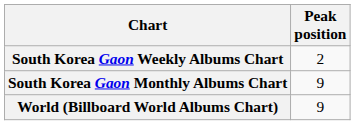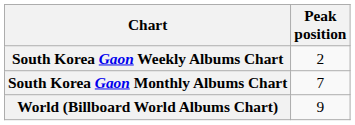(320, 82) 9 -> (320, 82) 7
